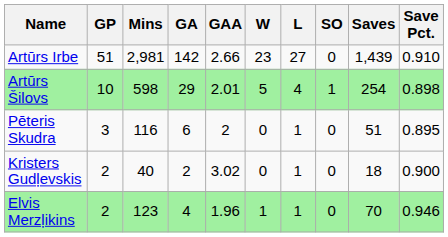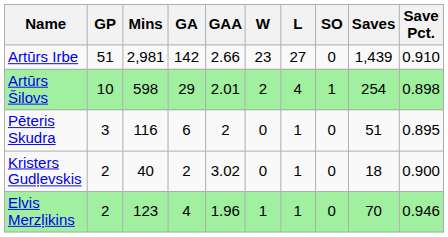(263, 89) 5 -> (263, 89) 2
